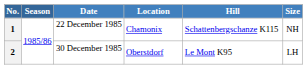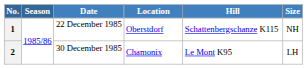(144, 29) Chamonix -> (145, 29) Oberstdorf
(145, 52) Oberstdorf -> (144, 52) Chamonix
